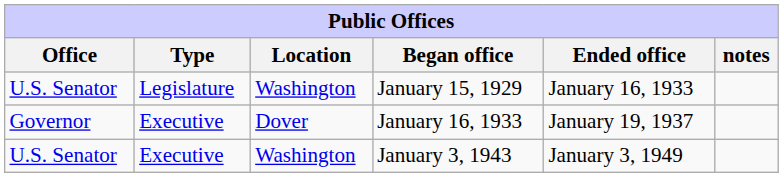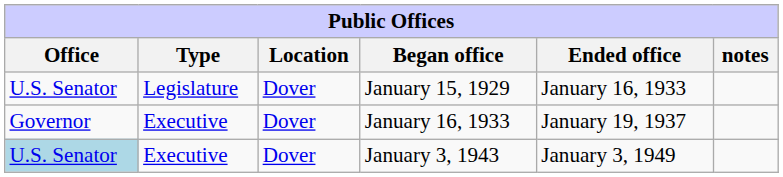(305, 88) Washington -> (289, 88) Dover
(63, 155) no background -> (63, 155) lightblue background
(305, 155) Washington -> (289, 155) Dover
